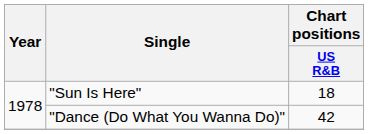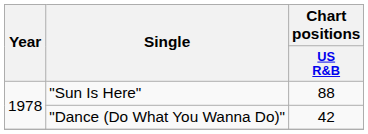(326, 93) 18 -> (326, 93) 88
